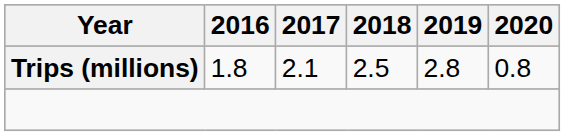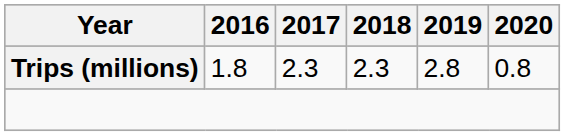(300, 67) 2.1 -> (300, 67) 2.3
(371, 67) 2.5 -> (371, 67) 2.3
